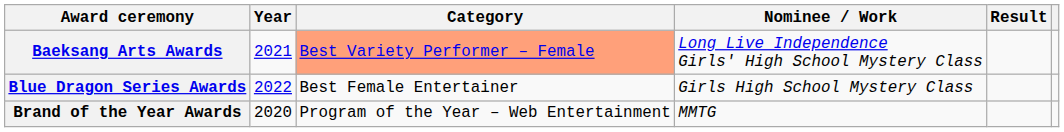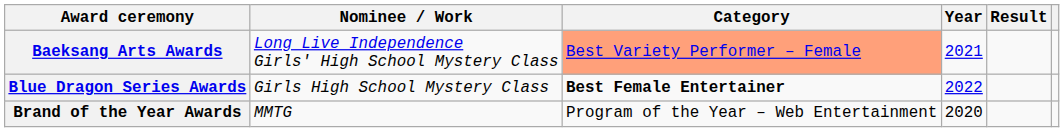columns swapped: (273, 18) <-> (831, 18)
(409, 88) normal -> (675, 88) bold
